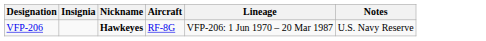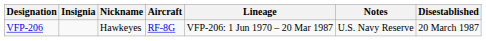+ column: (449, 12)
(122, 28) bold -> (121, 28) normal
